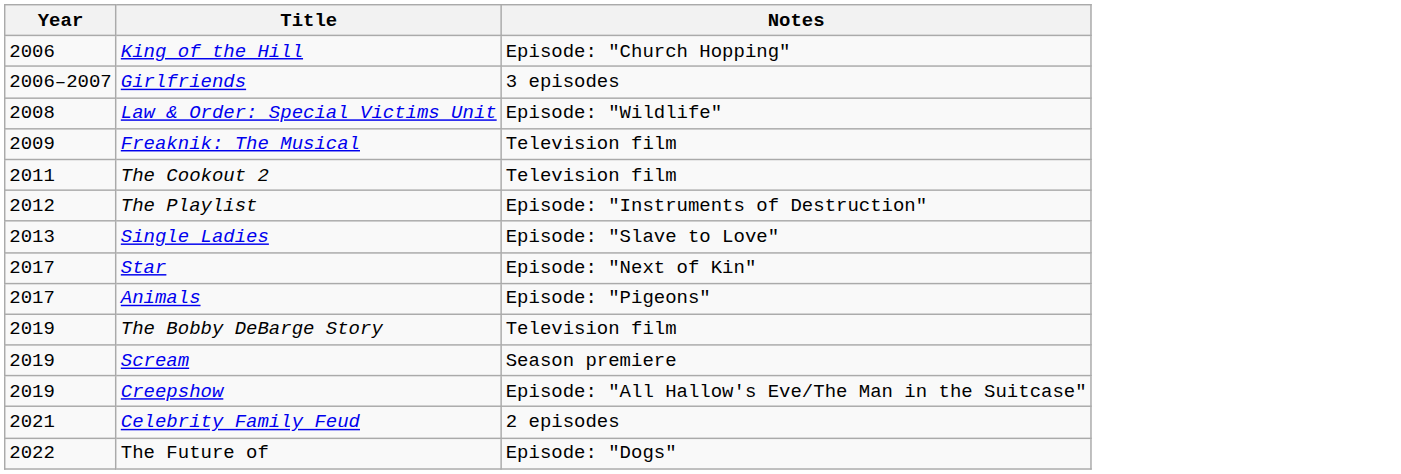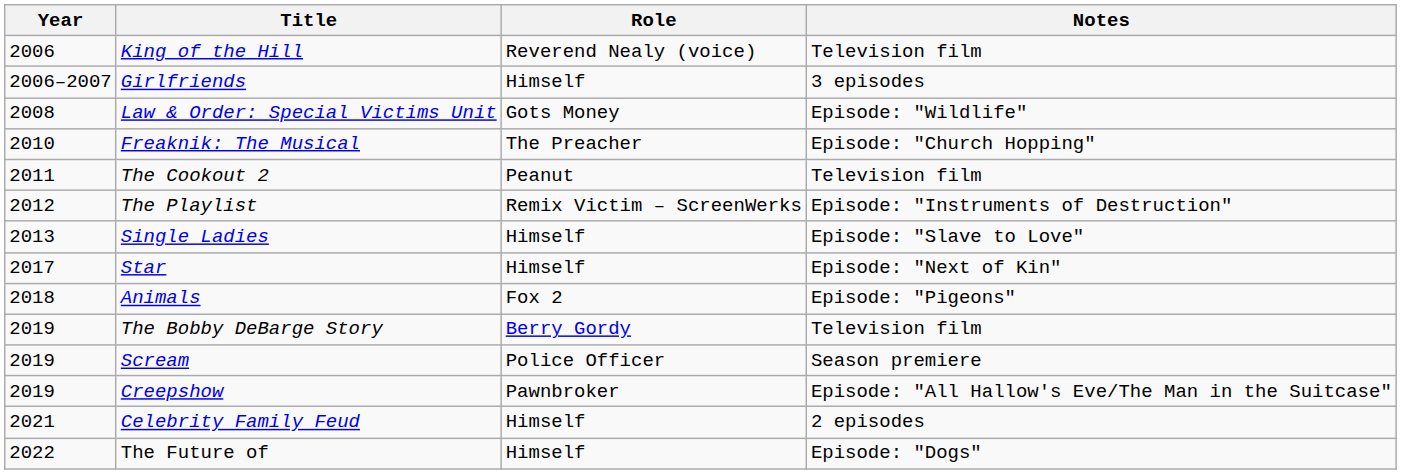+ column: (654, 20)
(648, 51) Episode: "Church Hopping" -> (896, 51) Television film
(32, 144) 2009 -> (32, 144) 2010
(591, 144) Television film -> (953, 144) Episode: "Church Hopping"
(32, 299) 2017 -> (32, 299) 2018
